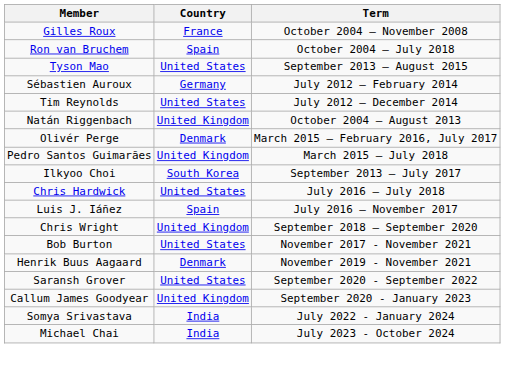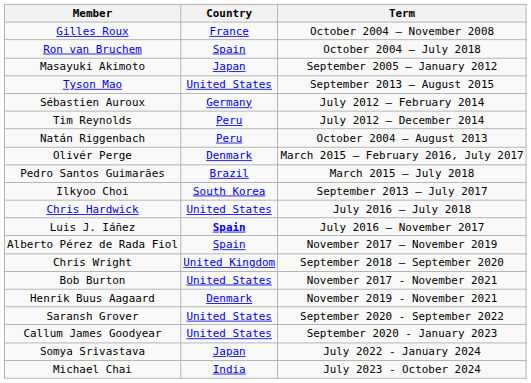+ row: (92, 67)
(203, 102) United States -> (229, 120) Peru
(203, 120) United Kingdom -> (229, 138) Peru
(203, 156) United Kingdom -> (229, 173) Brazil
(203, 209) normal -> (229, 227) bold
+ row: (92, 245)
(203, 298) United Kingdom -> (229, 334) United States
(203, 316) India -> (229, 351) Japan
